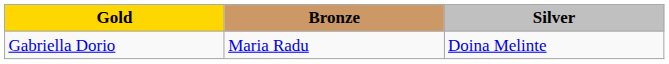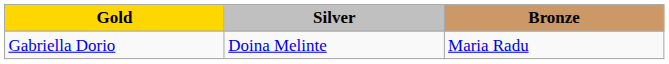columns swapped: (554, 17) <-> (334, 17)
